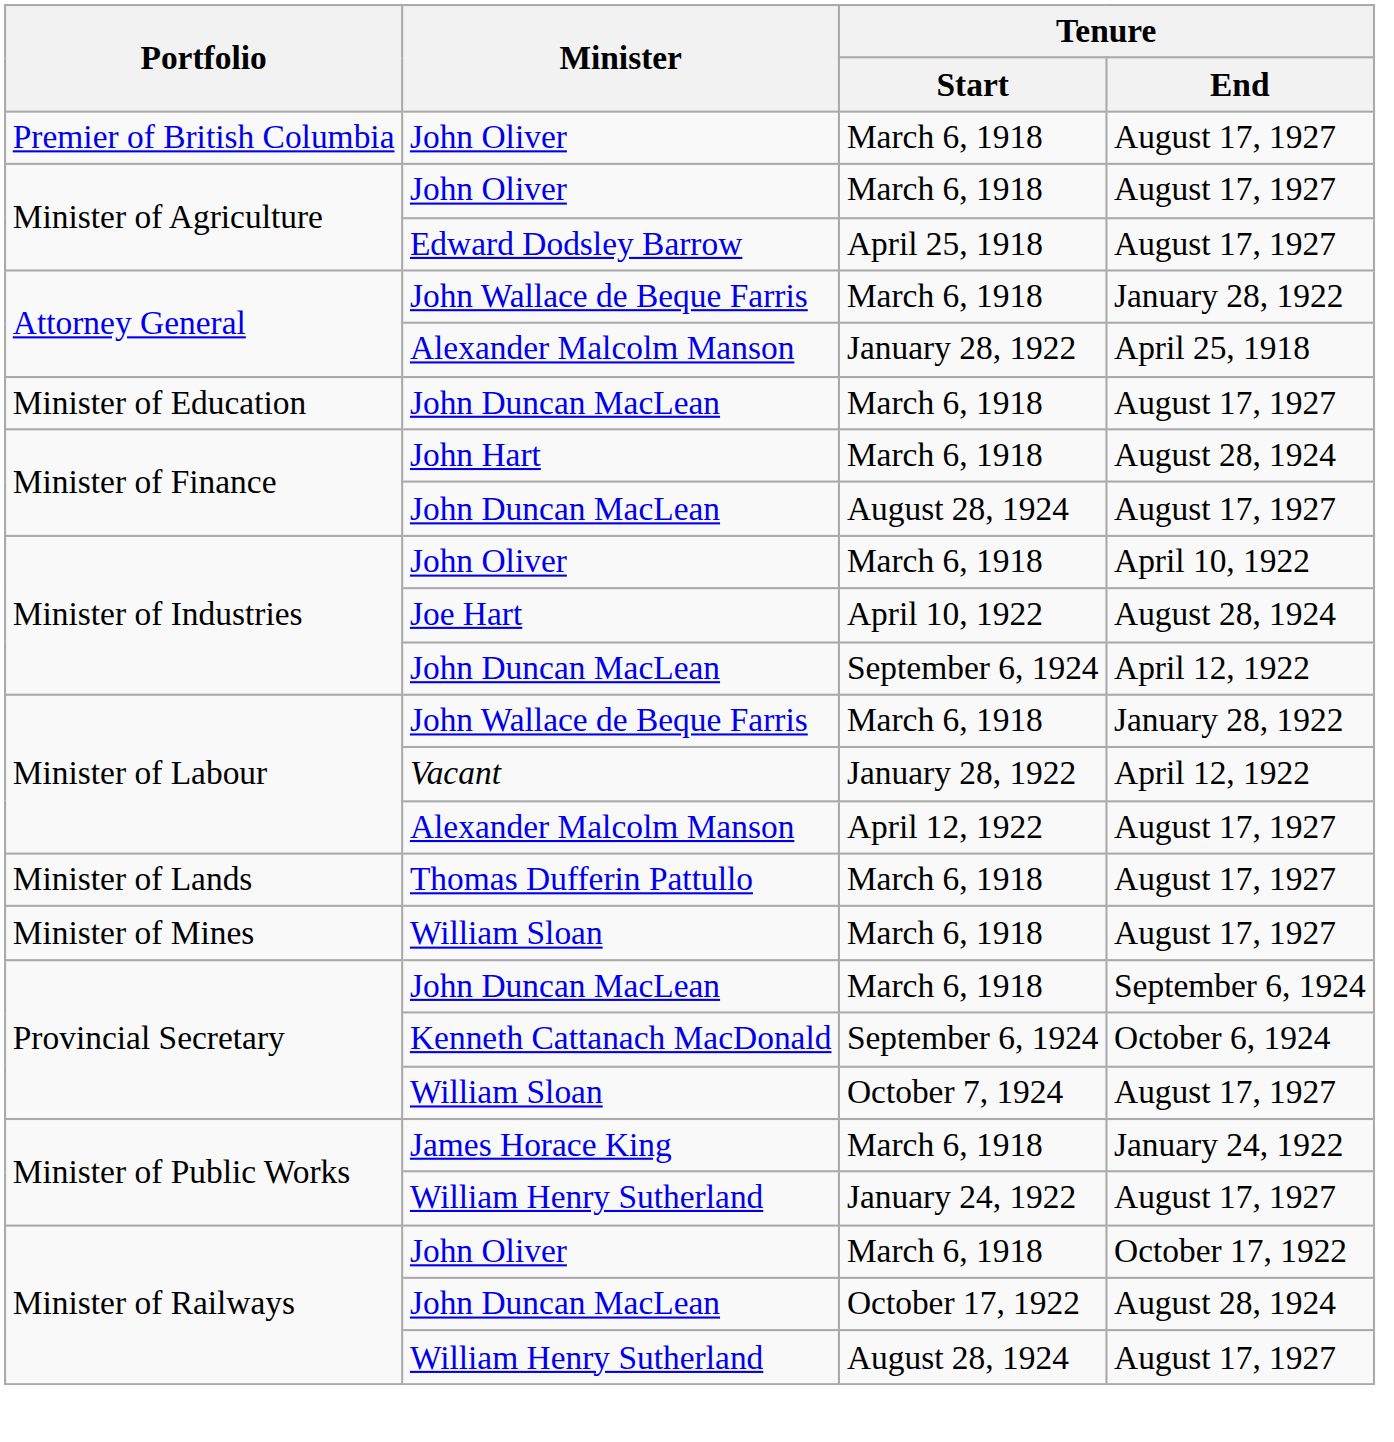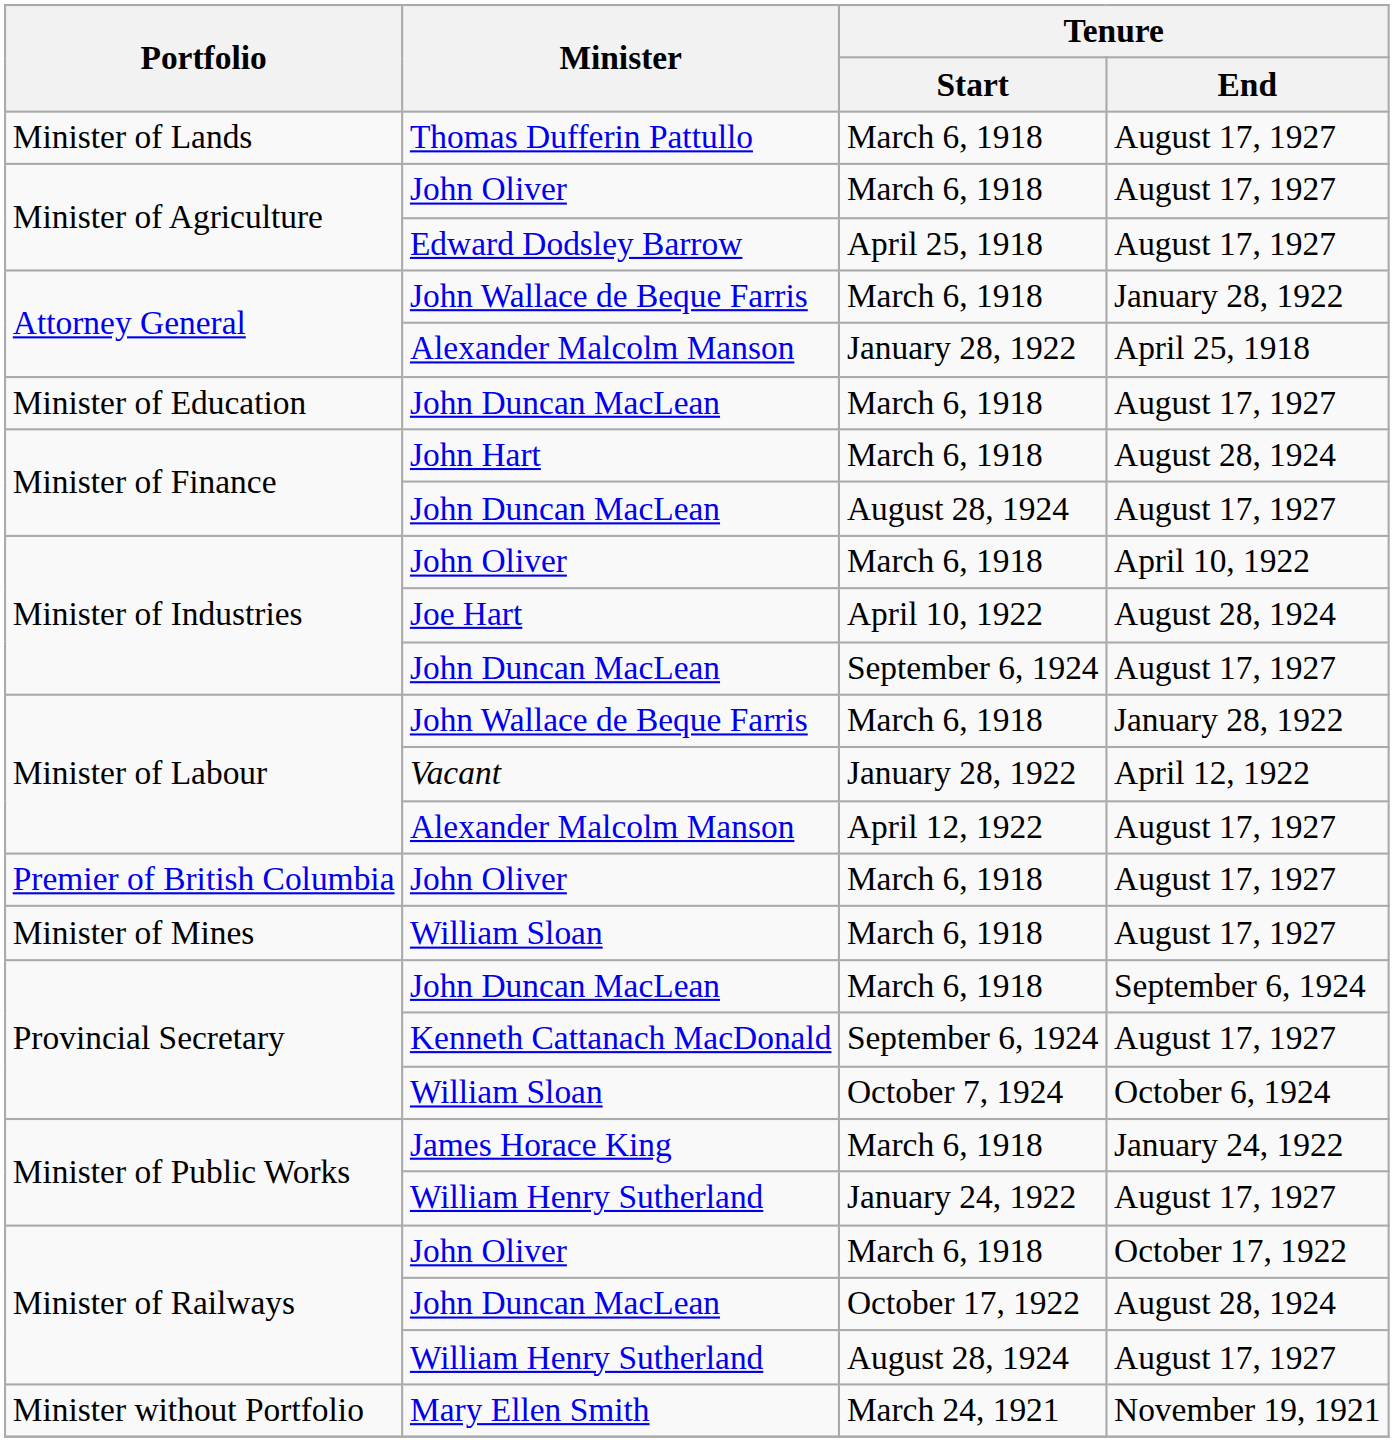rows swapped: (204, 137) <-> (133, 879)
(1212, 667) April 12, 1922 -> (1225, 667) August 17, 1927
(1222, 1038) October 6, 1924 -> (1225, 1038) August 17, 1927
(1225, 1091) August 17, 1927 -> (1222, 1091) October 6, 1924
+ row: (188, 1409)
